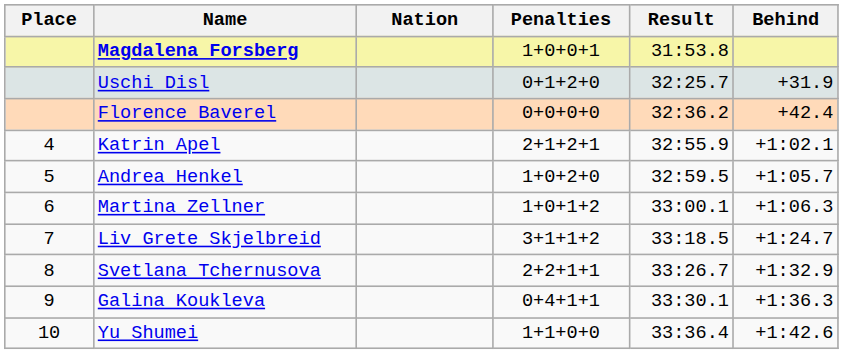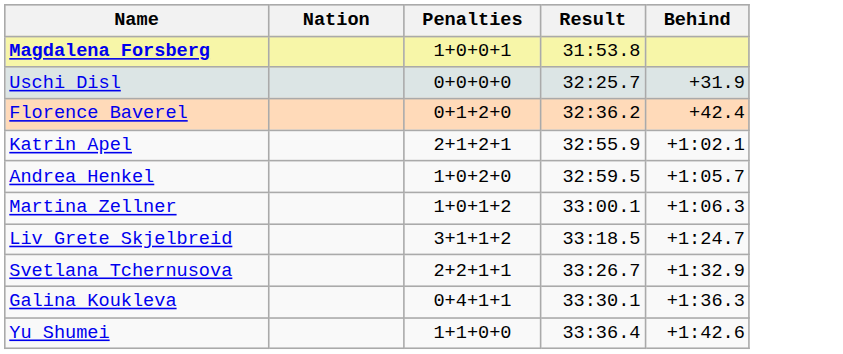- column: (49, 20)
(561, 83) 0+1+2+0 -> (472, 83) 0+0+0+0
(561, 114) 0+0+0+0 -> (472, 114) 0+1+2+0
